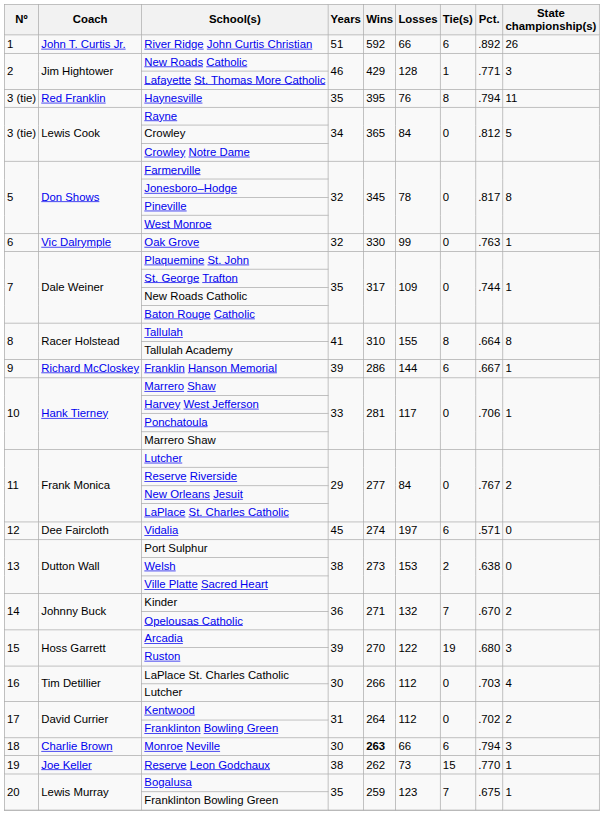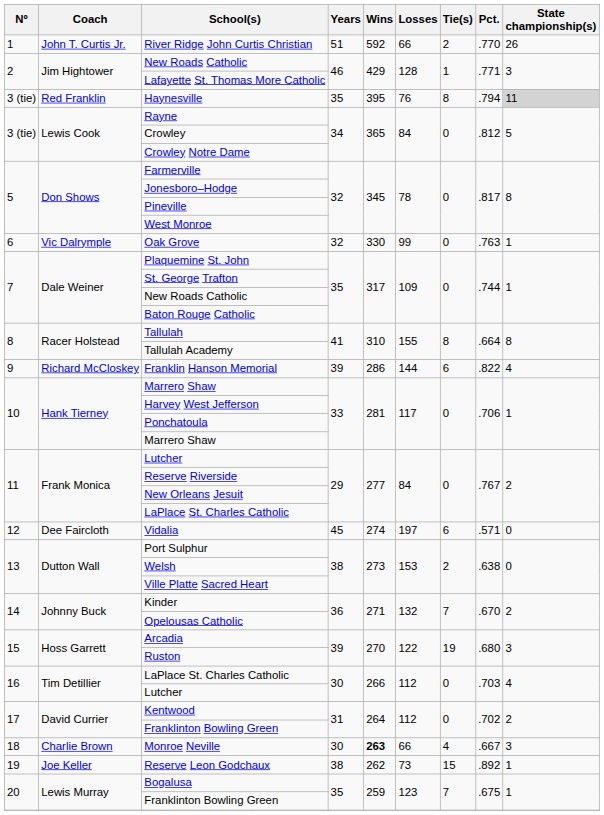(446, 44) 6 -> (446, 44) 2
(489, 44) .892 -> (489, 44) .770
(511, 98) no background -> (511, 98) lightgrey background
(489, 368) .667 -> (489, 368) .822
(509, 368) 1 -> (509, 368) 4
(446, 746) 6 -> (446, 746) 4
(489, 746) .794 -> (489, 746) .667
(489, 764) .770 -> (489, 764) .892
